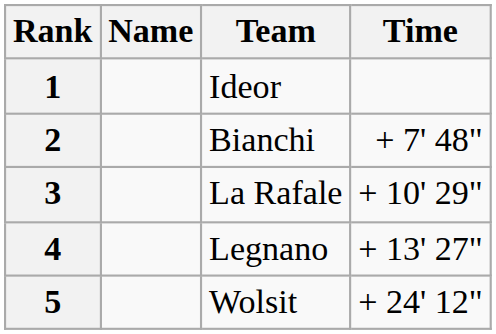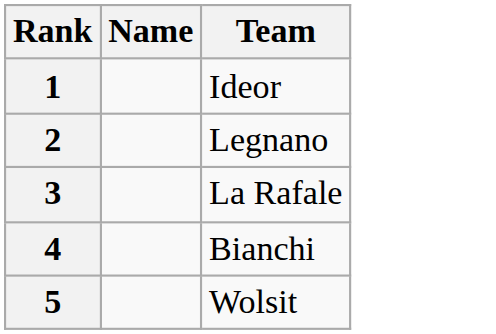- column: (420, 31)
(262, 139) Bianchi -> (269, 139) Legnano
(269, 247) Legnano -> (262, 247) Bianchi
